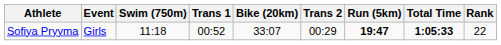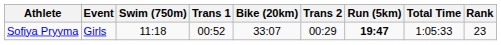(434, 31) bold -> (434, 31) normal
(480, 31) 22 -> (480, 31) 23
